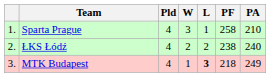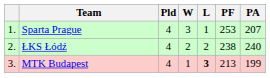(228, 30) 258 -> (228, 30) 253
(253, 30) 210 -> (253, 30) 207
(228, 64) 218 -> (228, 64) 213
(253, 64) 249 -> (253, 64) 199
